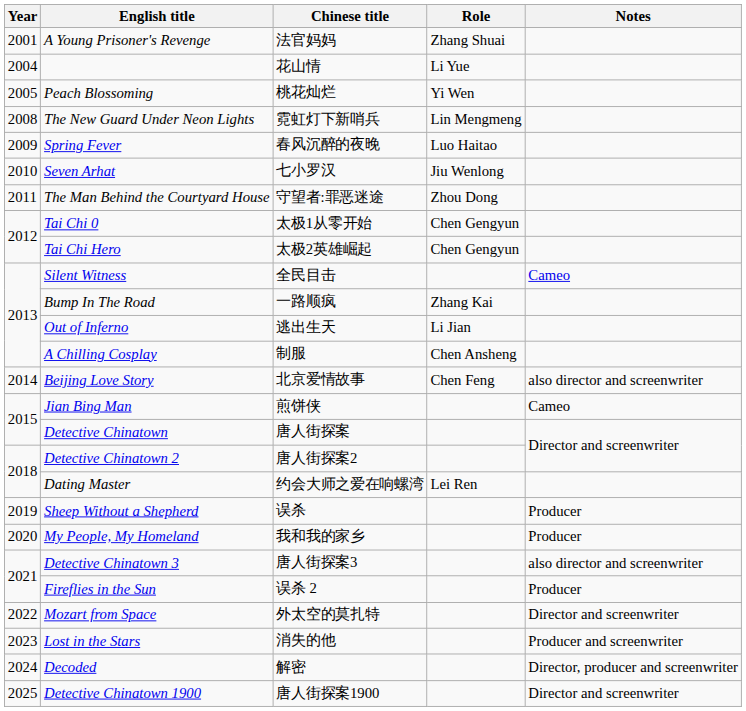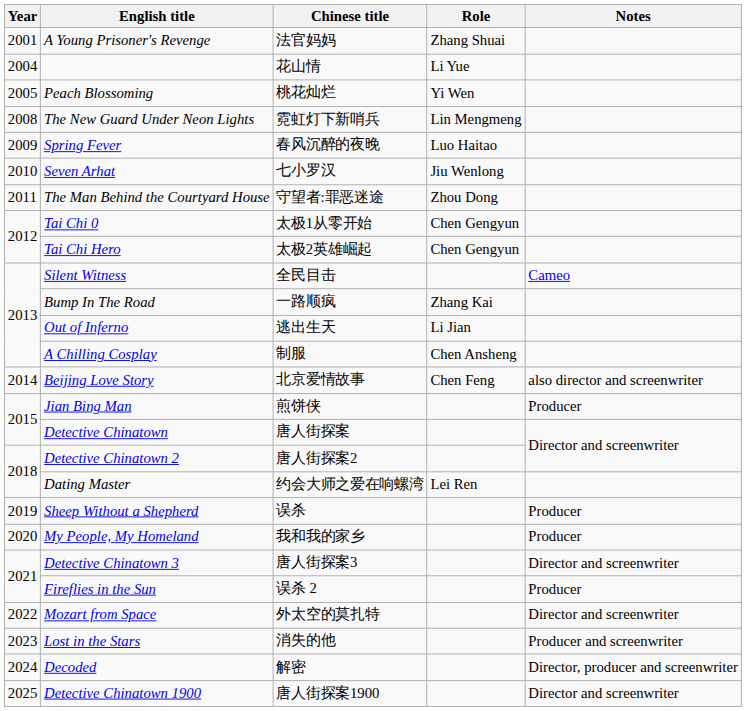(549, 406) Cameo -> (555, 406) Producer
(616, 562) also director and screenwriter -> (604, 562) Director and screenwriter
